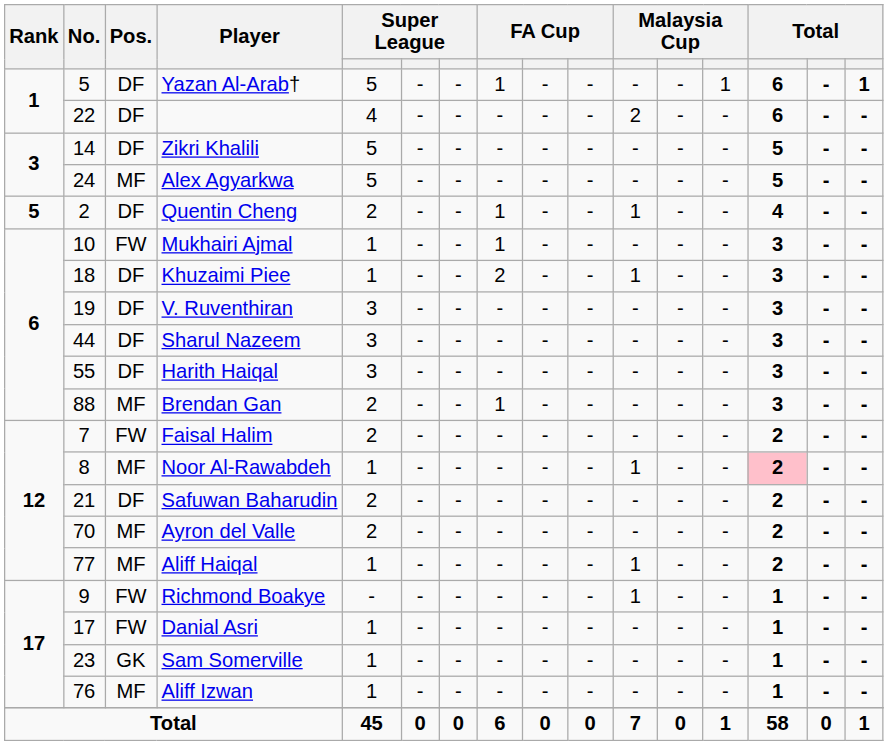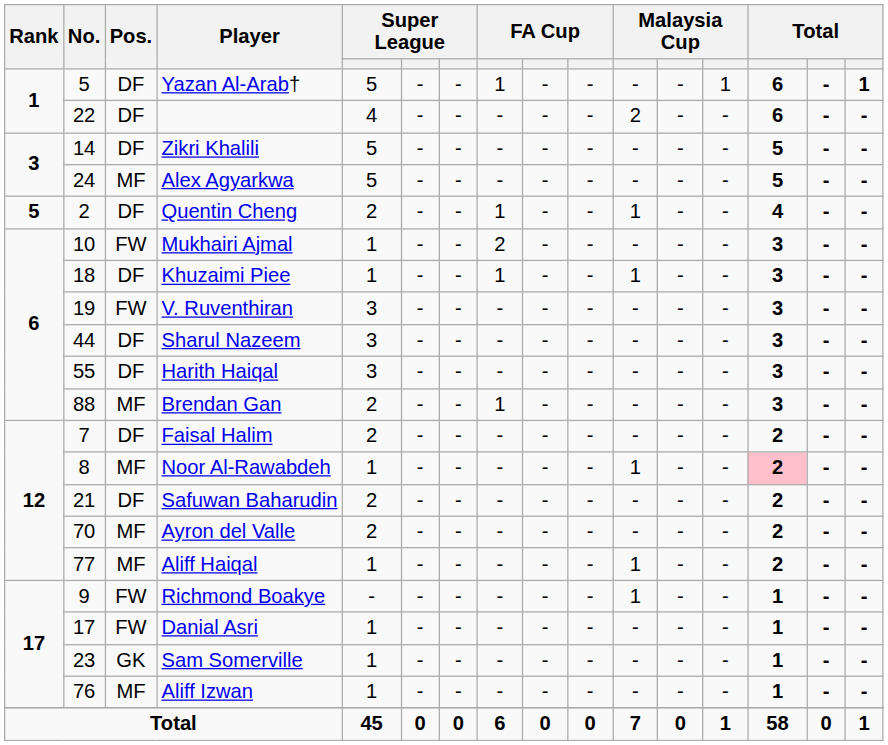(500, 244) 1 -> (500, 244) 2
(500, 276) 2 -> (500, 276) 1
(131, 308) DF -> (131, 308) FW
(131, 436) FW -> (131, 436) DF
